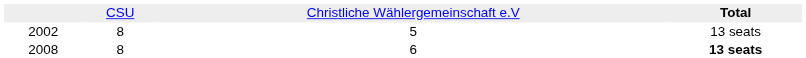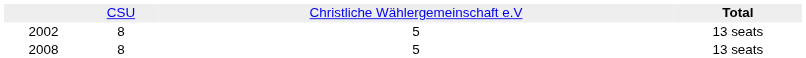(413, 50) 6 -> (416, 50) 5
(736, 50) bold -> (738, 50) normal
